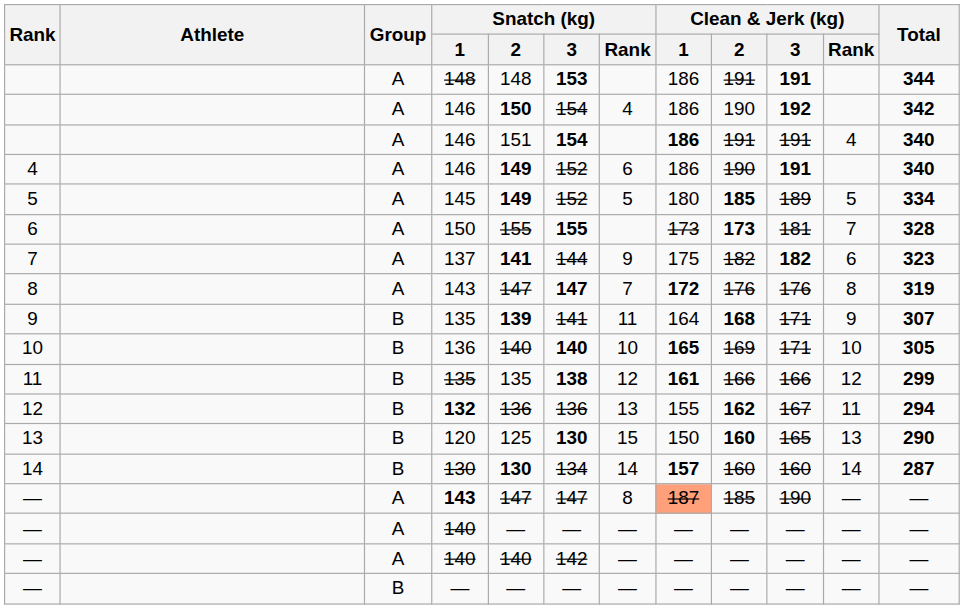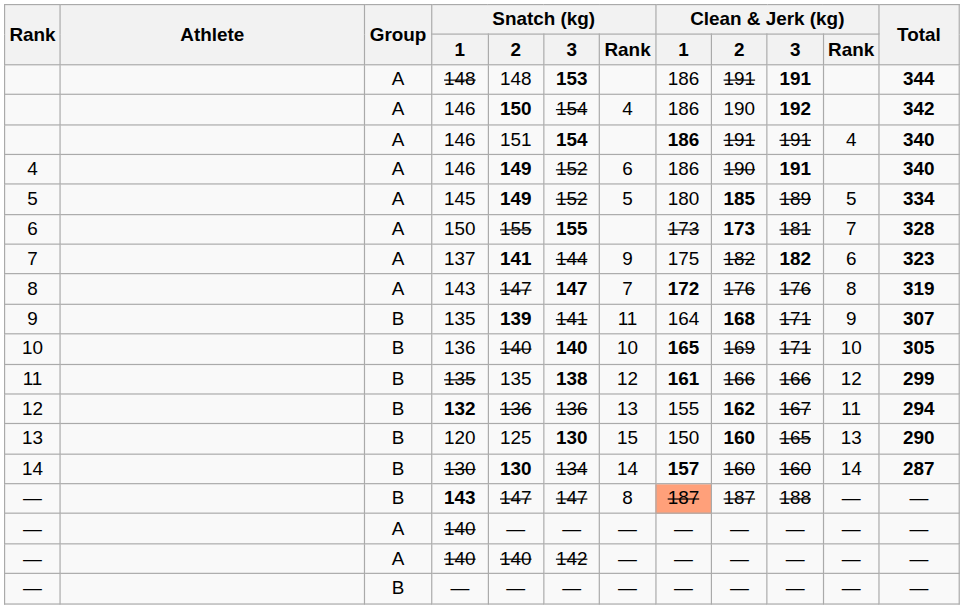(398, 498) A -> (398, 498) B
(739, 498) 185 -> (739, 498) 187
(795, 498) 190 -> (795, 498) 188
